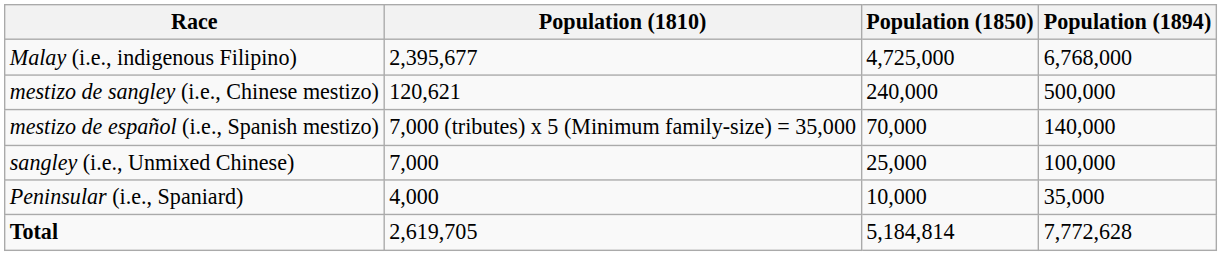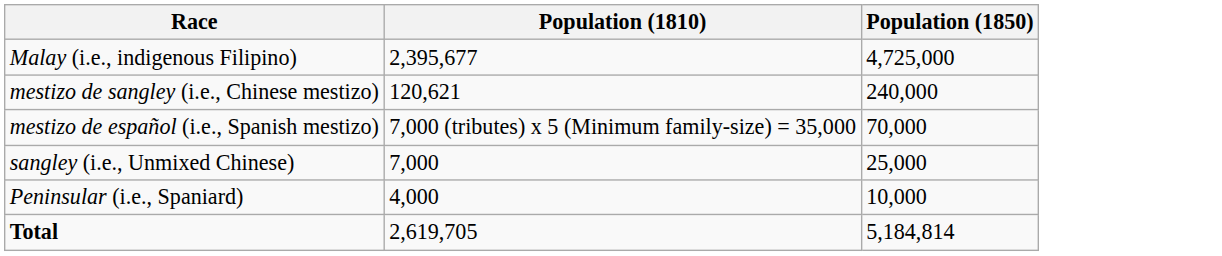- column: (1128, 22)
